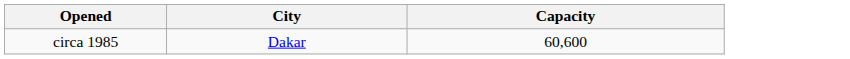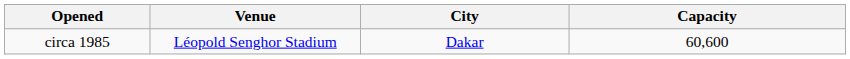+ column: (255, 16)
